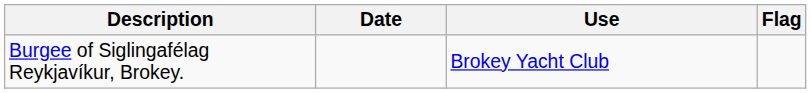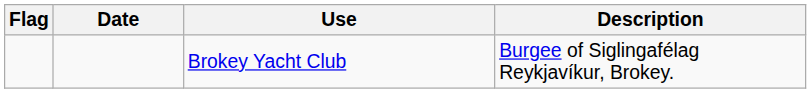columns swapped: (782, 19) <-> (160, 19)
